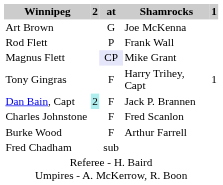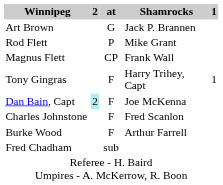(155, 27) Joe McKenna -> (160, 27) Jack P. Brannen
(149, 42) Frank Wall -> (150, 42) Mike Grant
(111, 58) lavender background -> (111, 58) no background
(150, 58) Mike Grant -> (149, 58) Frank Wall
(160, 101) Jack P. Brannen -> (155, 101) Joe McKenna
